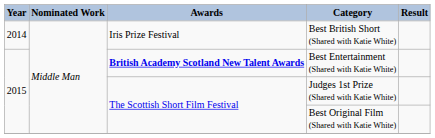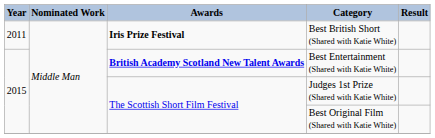(17, 35) 2014 -> (16, 35) 2011
(144, 35) normal -> (147, 35) bold
